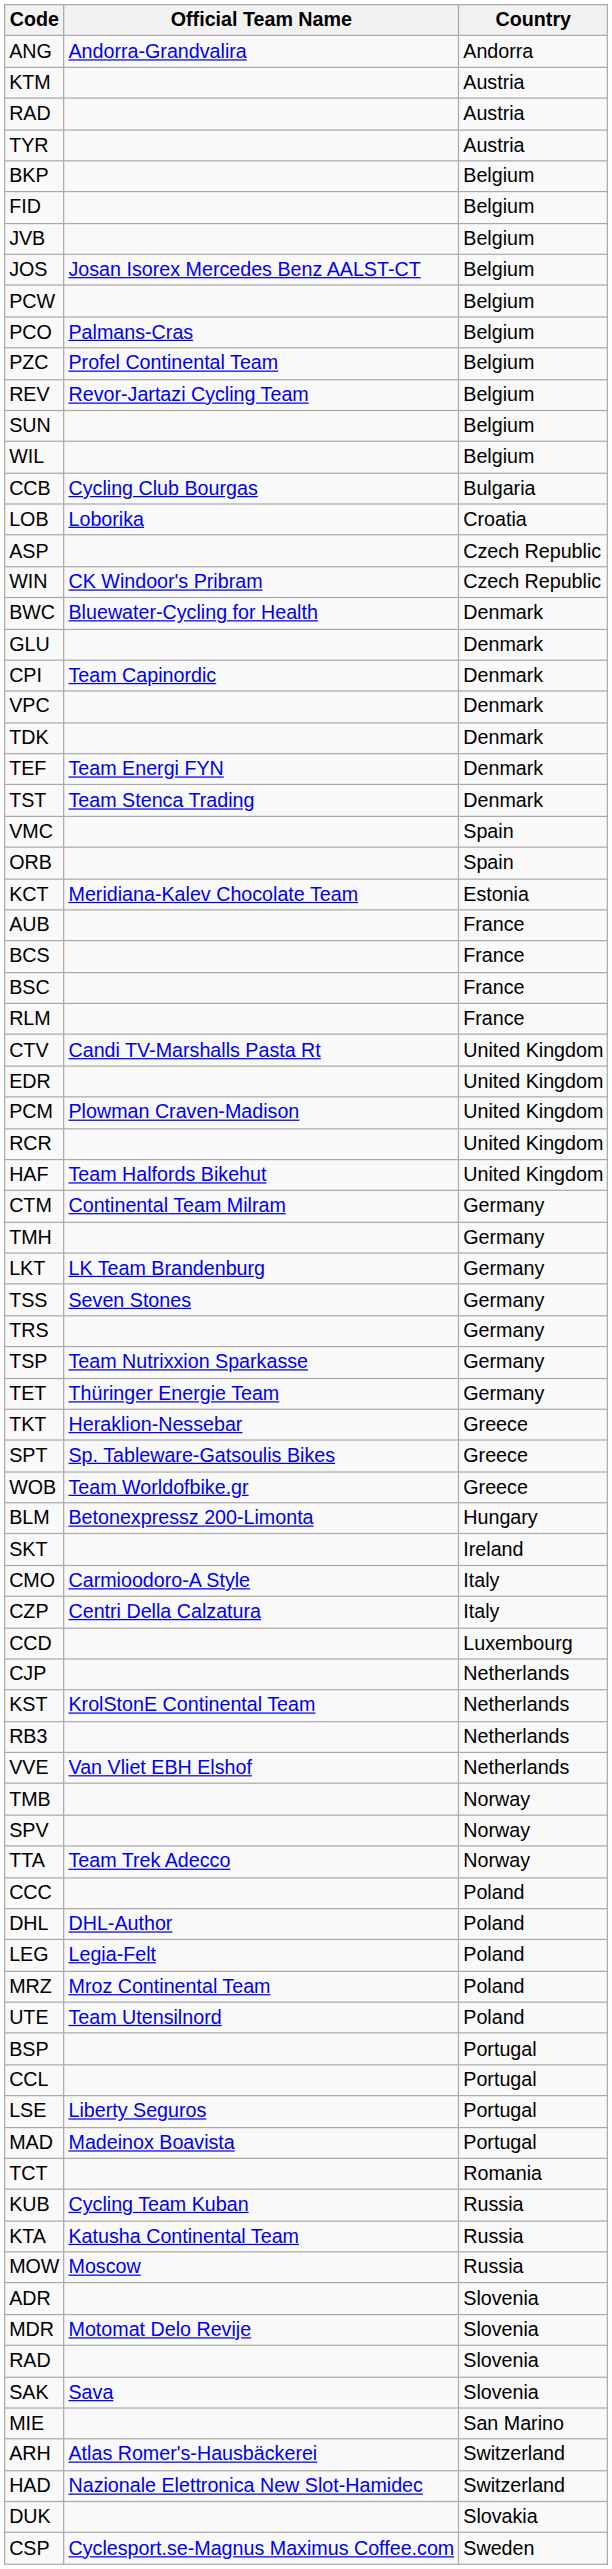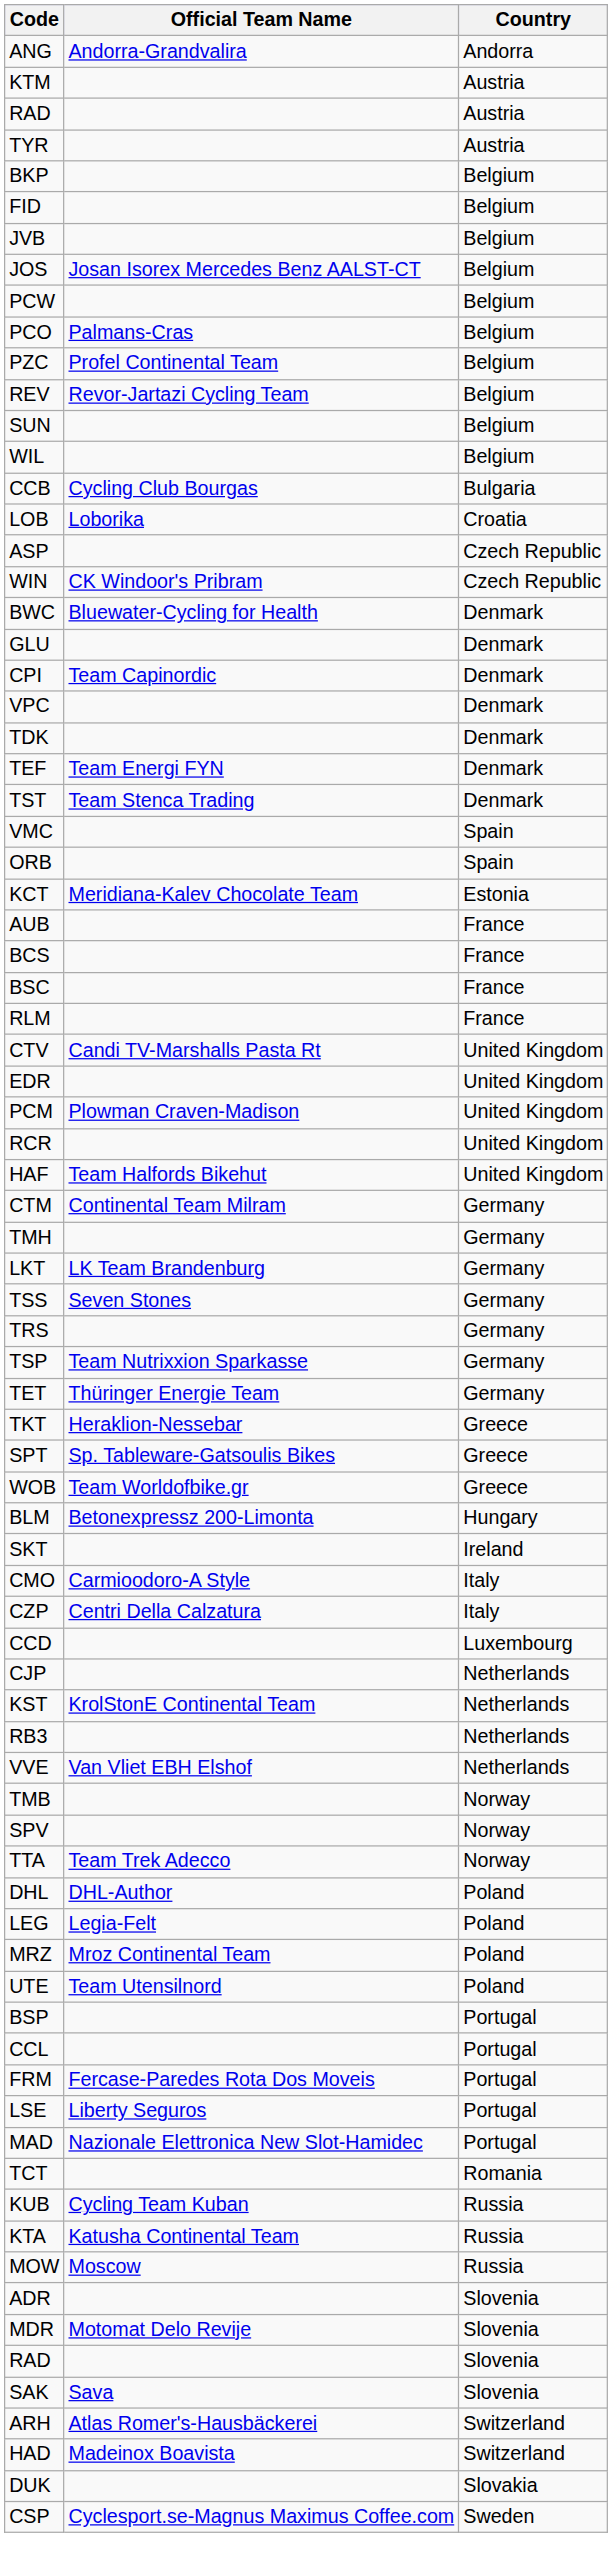- row: (30, 1892)
+ row: (30, 2080)
(152, 2142) Madeinox Boavista -> (246, 2142) Nazionale Elettronica New Slot-Hamidec
- row: (27, 2423)
(246, 2485) Nazionale Elettronica New Slot-Hamidec -> (152, 2454) Madeinox Boavista
